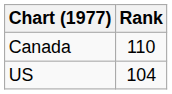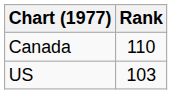(141, 74) 104 -> (141, 74) 103
